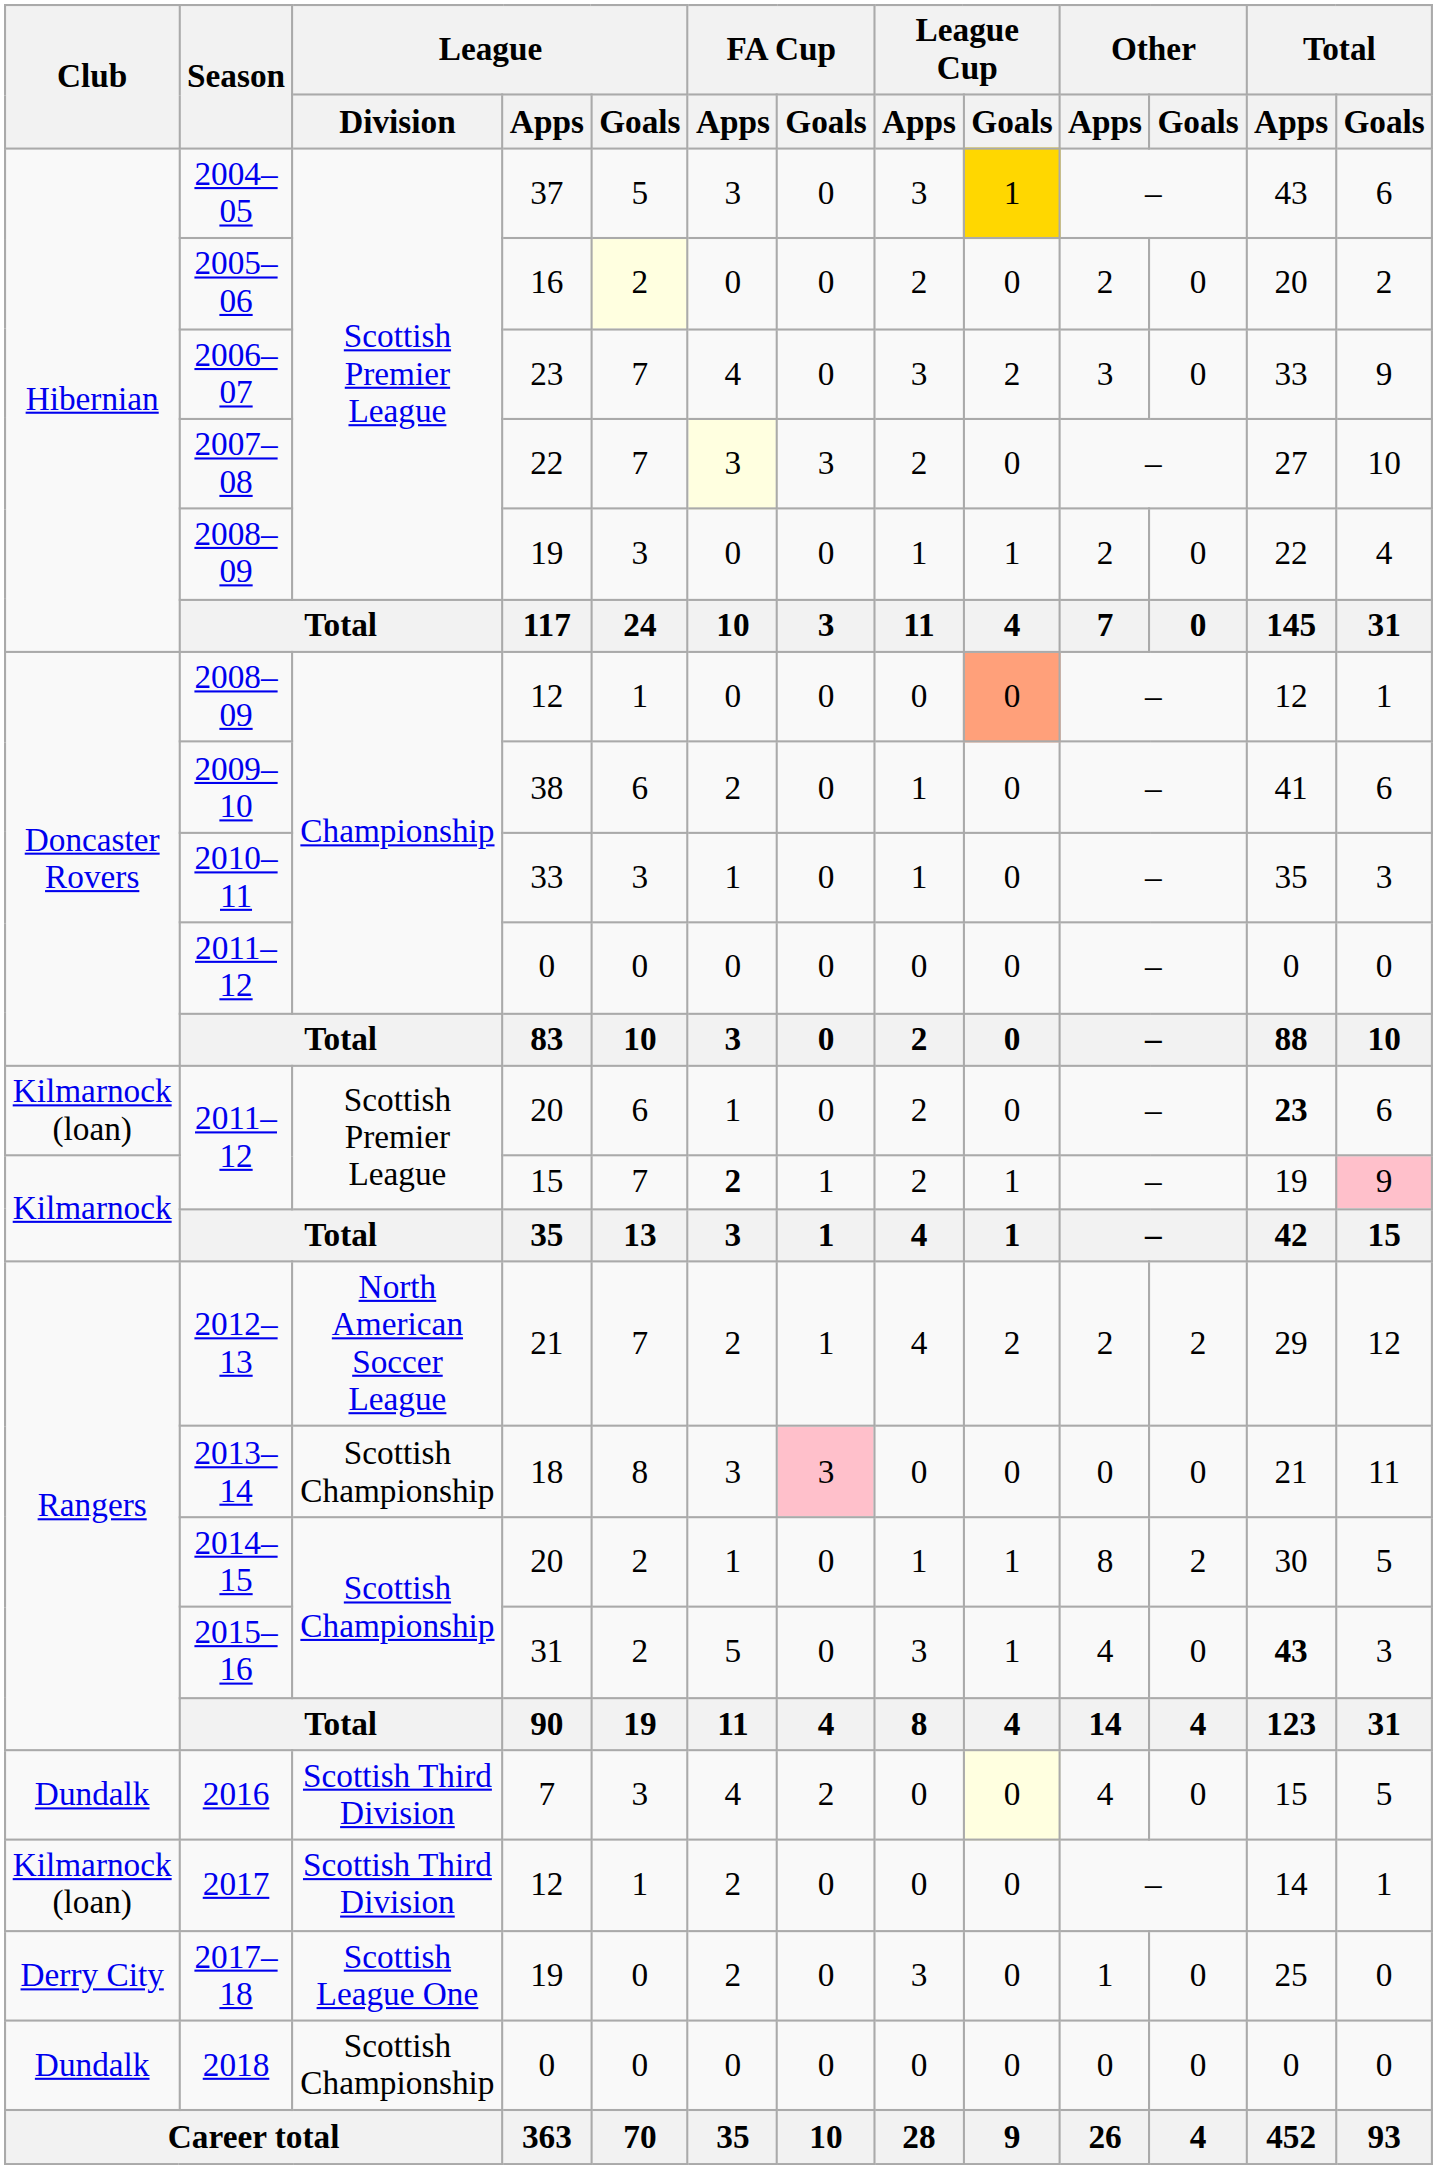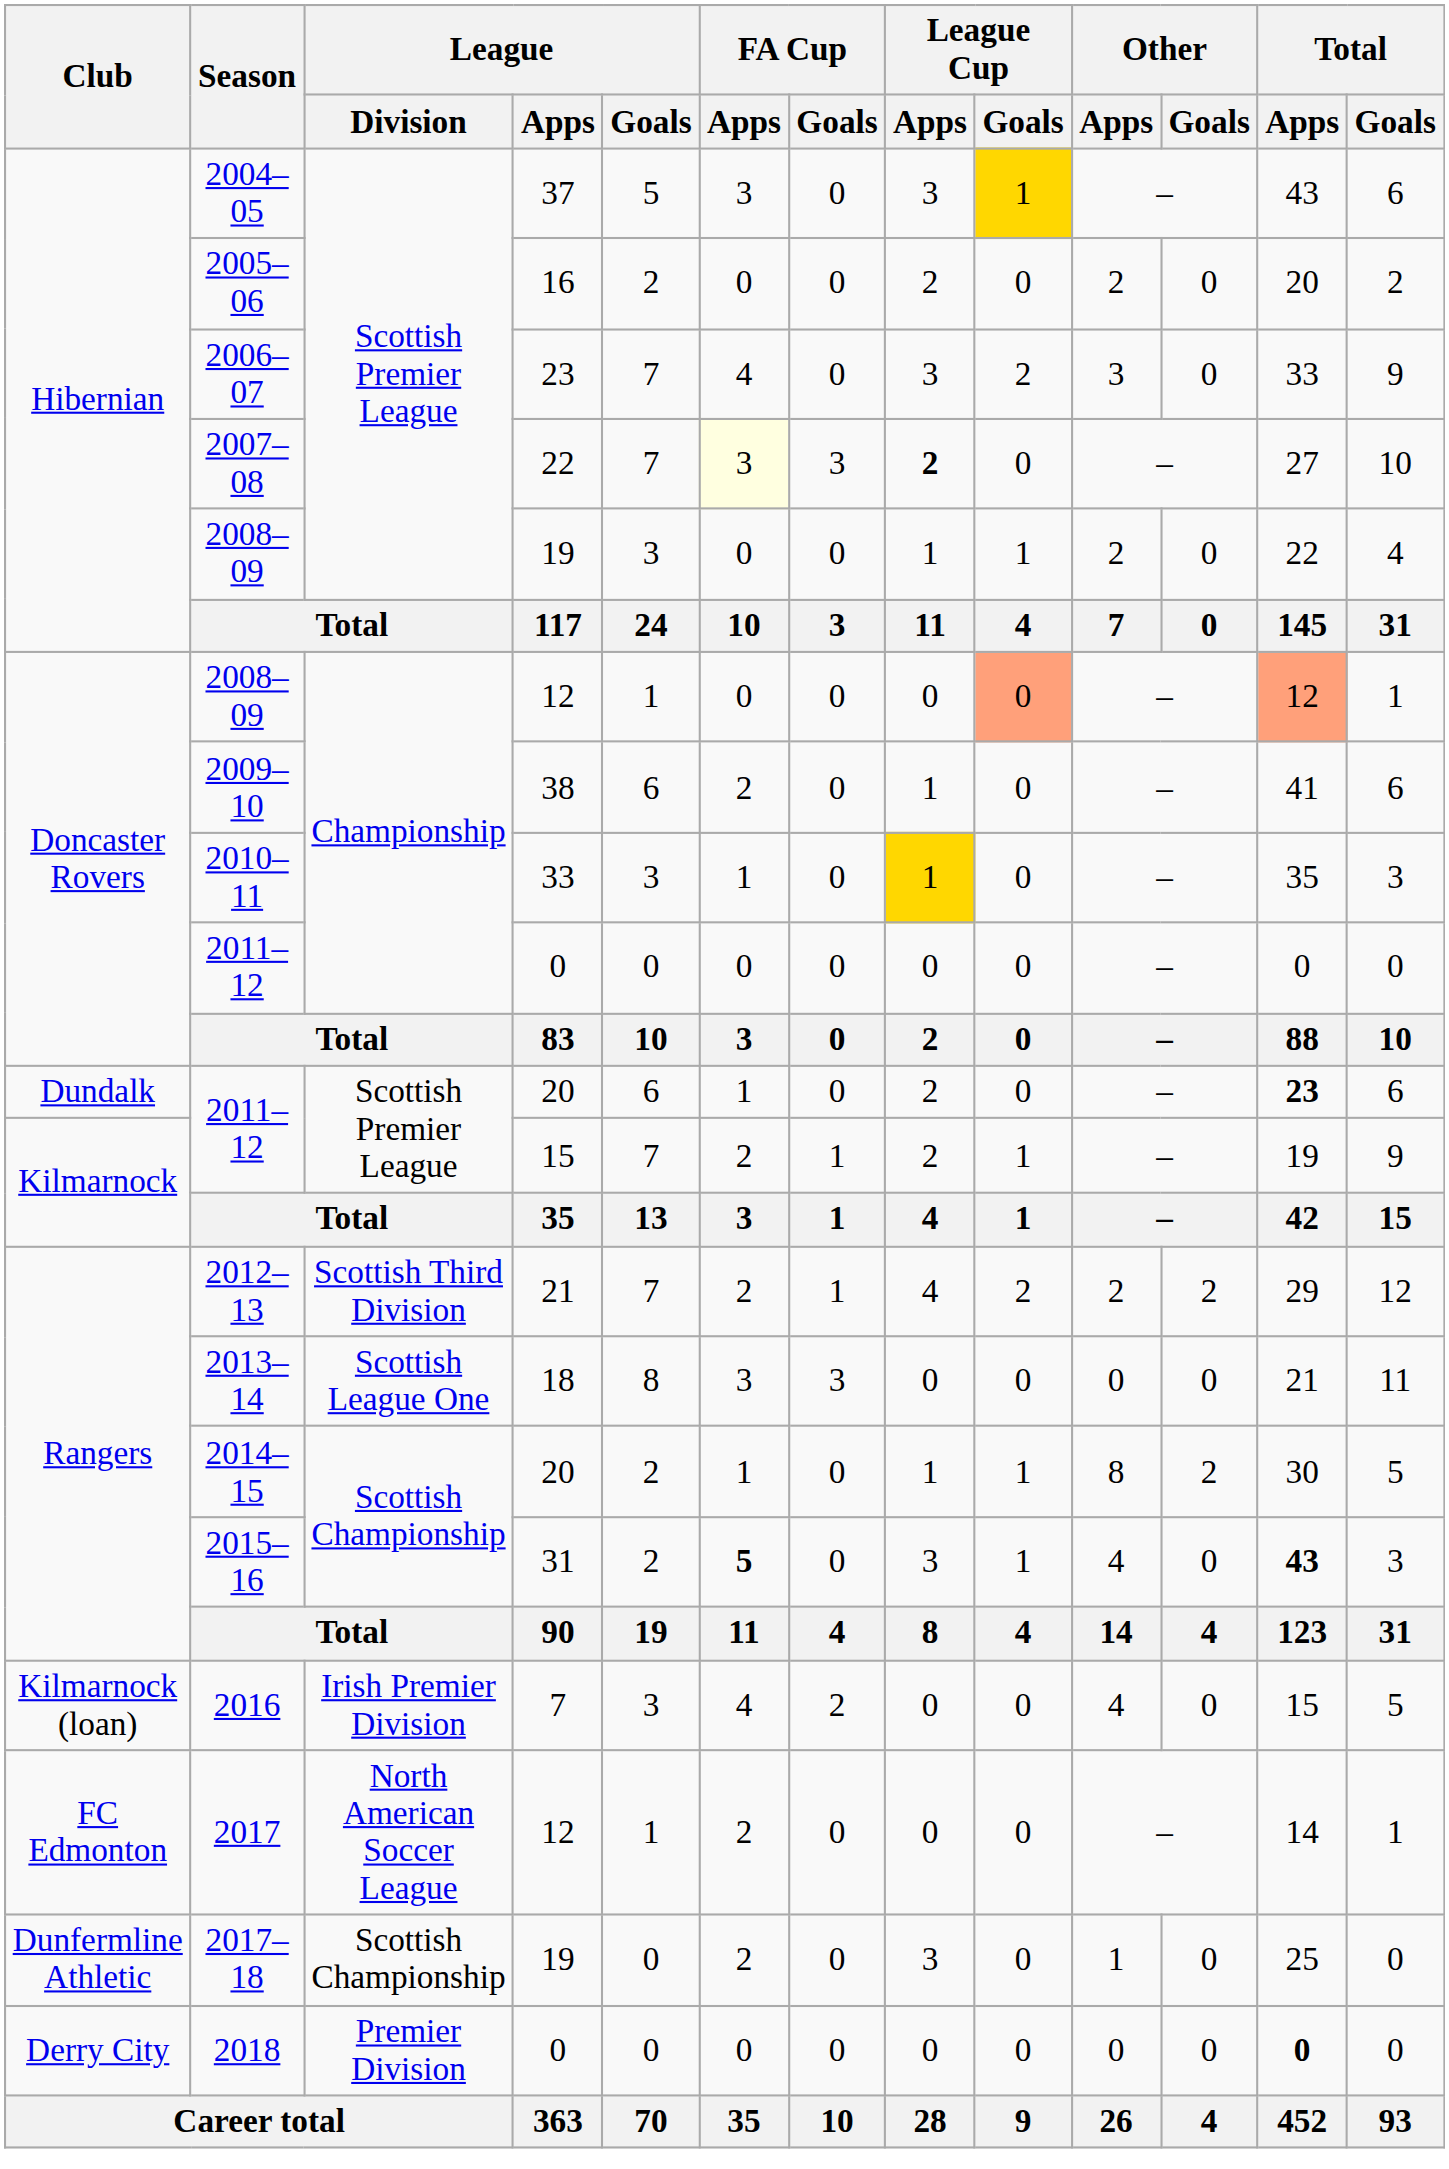(640, 282) lightyellow background -> (651, 282) no background
(919, 463) normal -> (930, 463) bold
(1291, 696) no background -> (1302, 696) lightsalmon background
(919, 876) no background -> (930, 876) gold background
(92, 1110) Kilmarnock (loan) -> (98, 1091) Dundalk
(733, 1181) bold -> (744, 1155) normal
(1384, 1181) pink background -> (1395, 1155) no background
(397, 1343) North American Soccer League -> (409, 1290) Scottish Third Division
(397, 1471) Scottish Championship -> (409, 1380) Scottish League One
(826, 1471) pink background -> (837, 1380) no background
(733, 1651) normal -> (744, 1561) bold
(92, 1794) Dundalk -> (98, 1704) Kilmarnock (loan)
(397, 1794) Scottish Third Division -> (409, 1704) Irish Premier Division
(1012, 1794) lightyellow background -> (1023, 1704) no background
(92, 1884) Kilmarnock (loan) -> (98, 1831) FC Edmonton
(397, 1884) Scottish Third Division -> (409, 1831) North American Soccer League
(92, 1974) Derry City -> (98, 1959) Dunfermline Athletic
(397, 1974) Scottish League One -> (409, 1959) Scottish Championship
(92, 2065) Dundalk -> (98, 2049) Derry City
(397, 2065) Scottish Championship -> (409, 2049) Premier Division
(1291, 2065) normal -> (1302, 2049) bold
